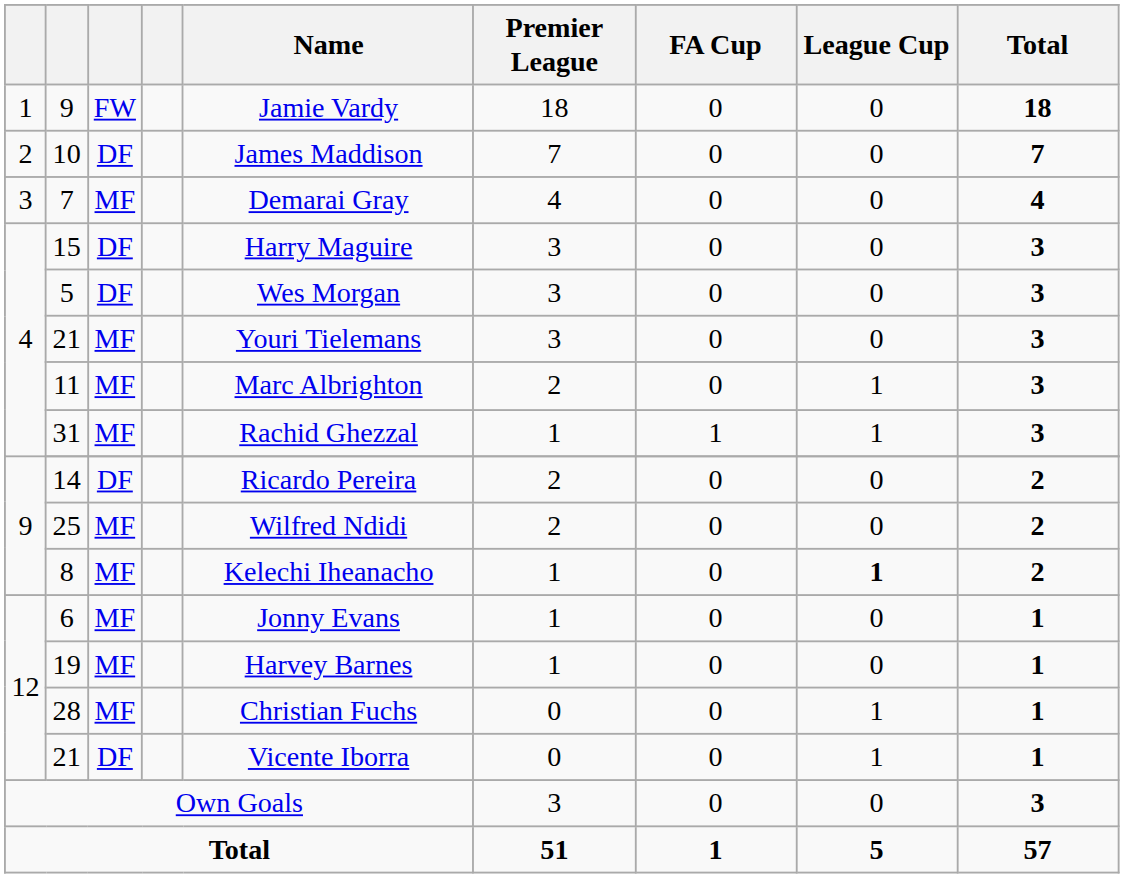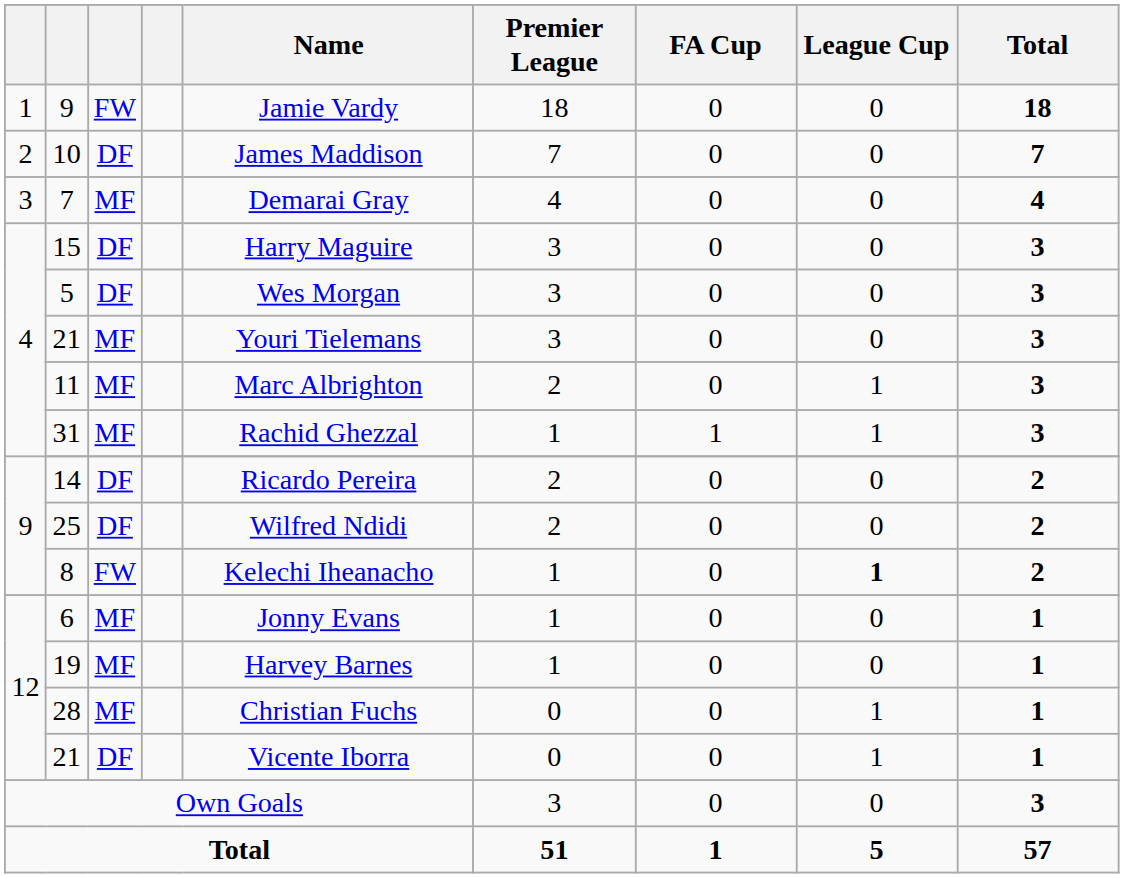(115, 524) MF -> (115, 524) DF
(115, 571) MF -> (115, 571) FW
